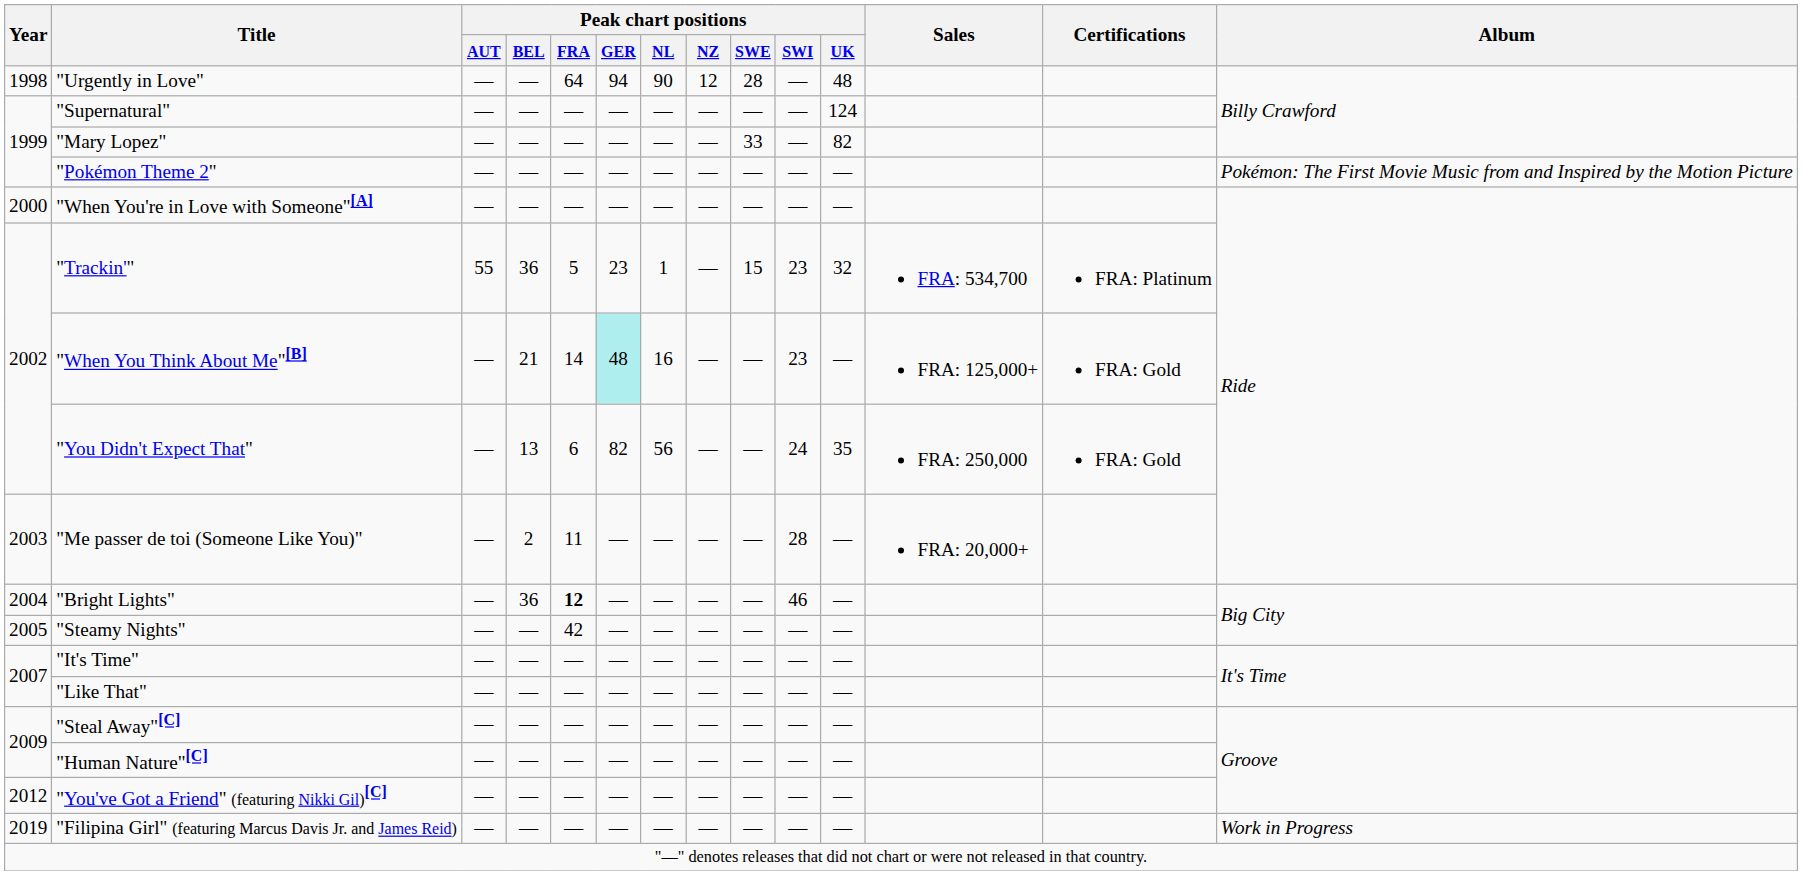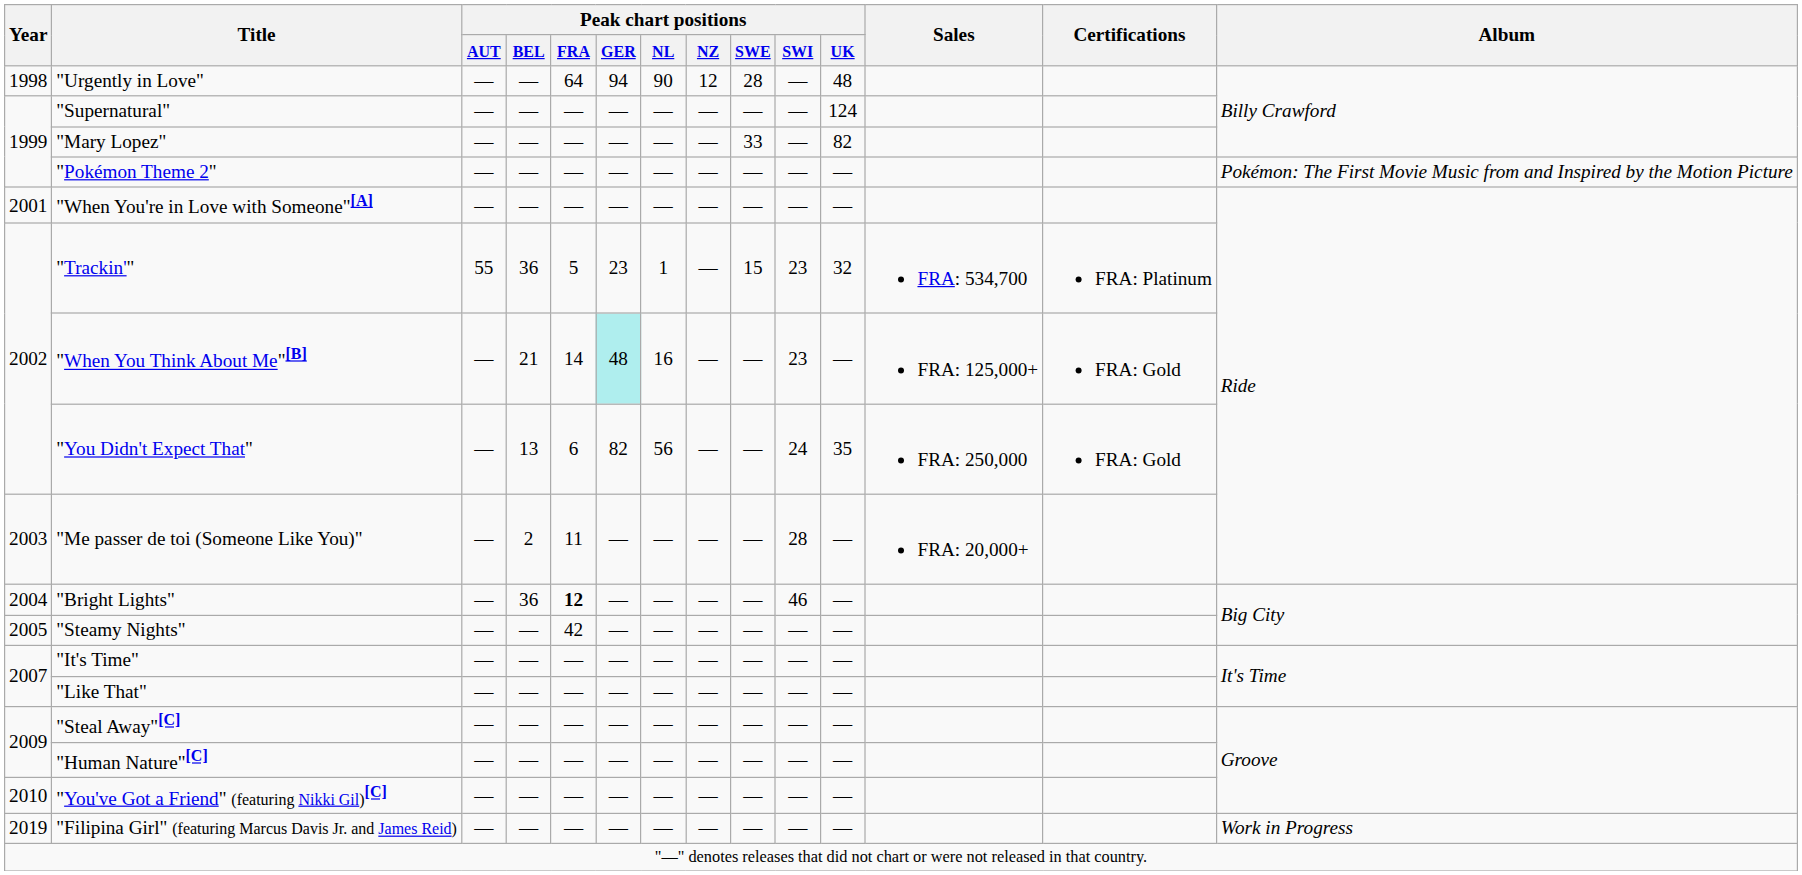(28, 205) 2000 -> (28, 205) 2001
(28, 795) 2012 -> (28, 795) 2010
